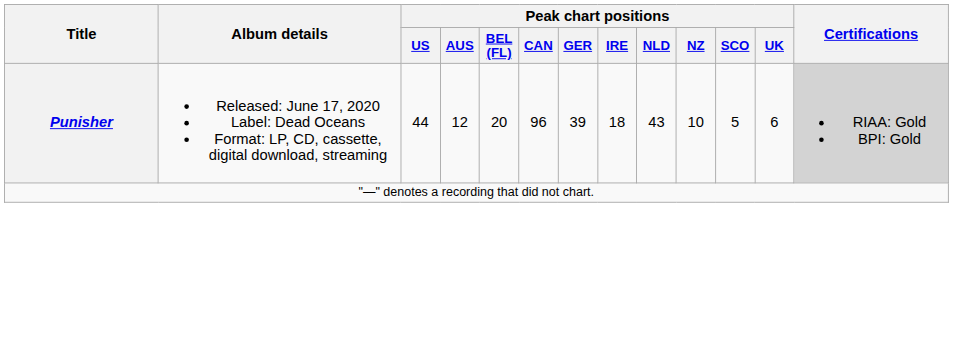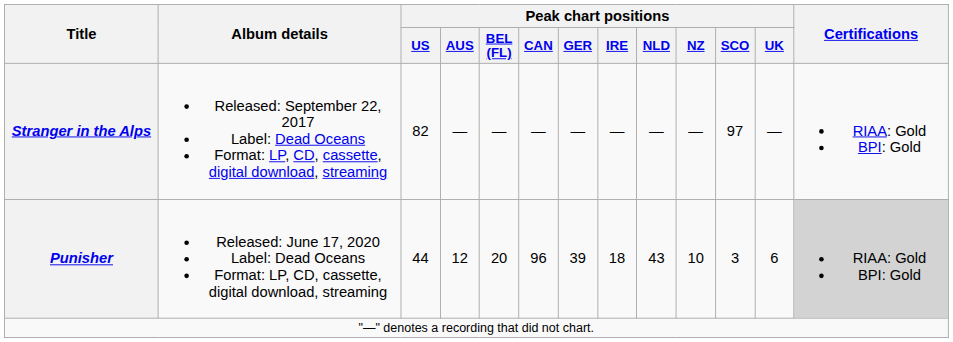+ row: (81, 131)
(735, 123) 5 -> (735, 258) 3
